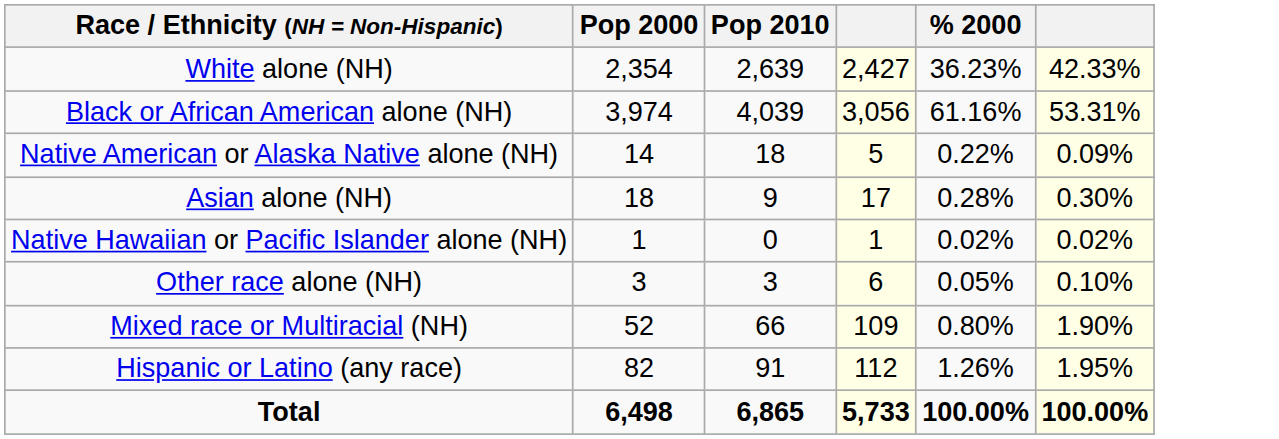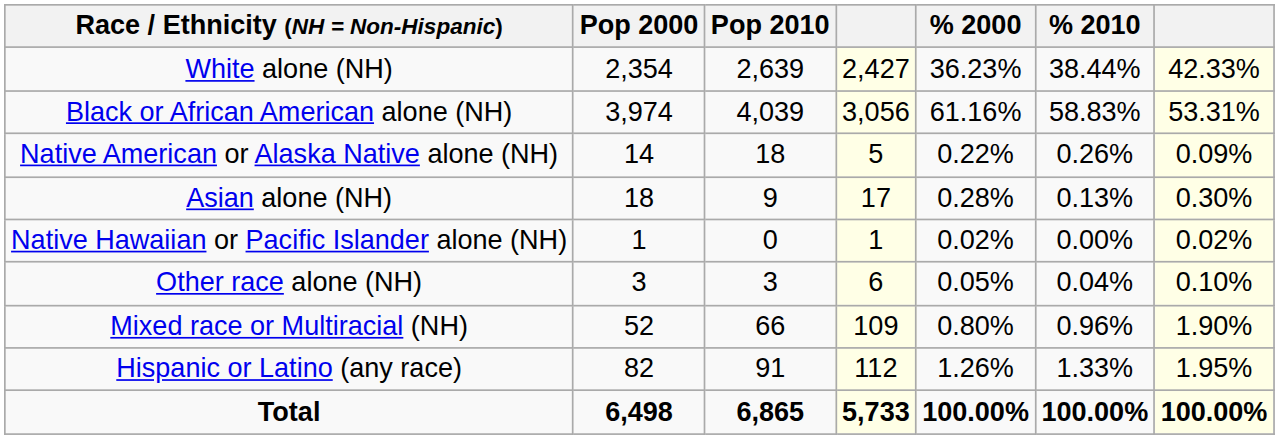+ column: (1095, 25)
